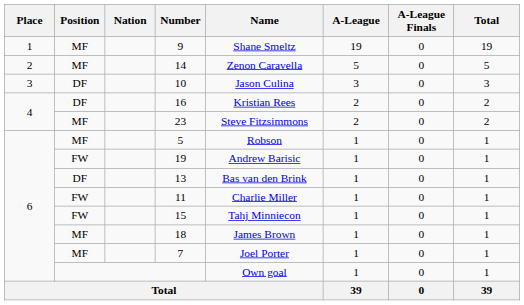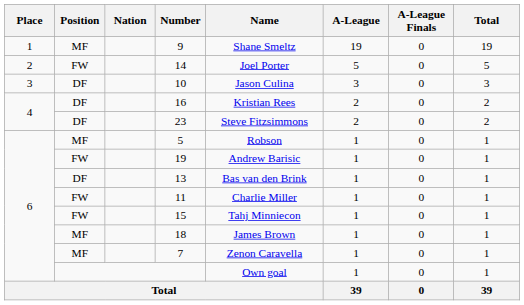(80, 65) MF -> (80, 65) FW
(264, 65) Zenon Caravella -> (264, 65) Joel Porter
(80, 121) MF -> (80, 121) DF
(264, 253) Joel Porter -> (264, 253) Zenon Caravella
